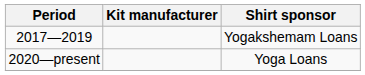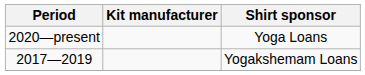rows swapped: (54, 37) <-> (54, 59)
